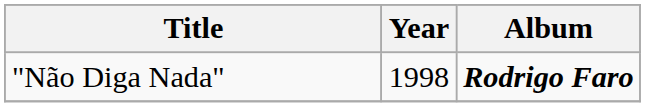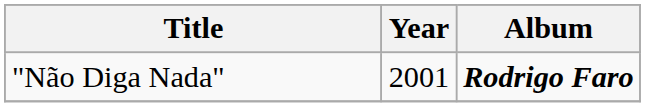(419, 76) 1998 -> (419, 76) 2001
